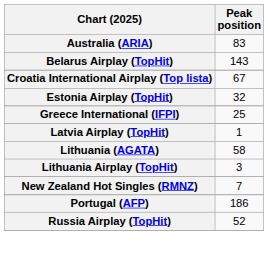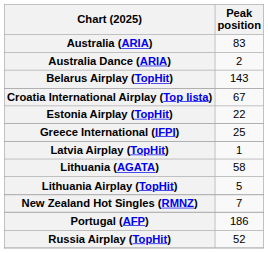+ row: (110, 61)
(239, 97) 32 -> (239, 114) 22
(239, 168) 3 -> (239, 185) 5
